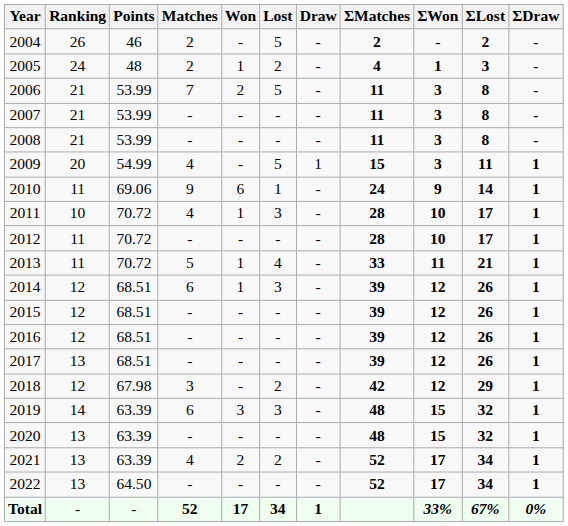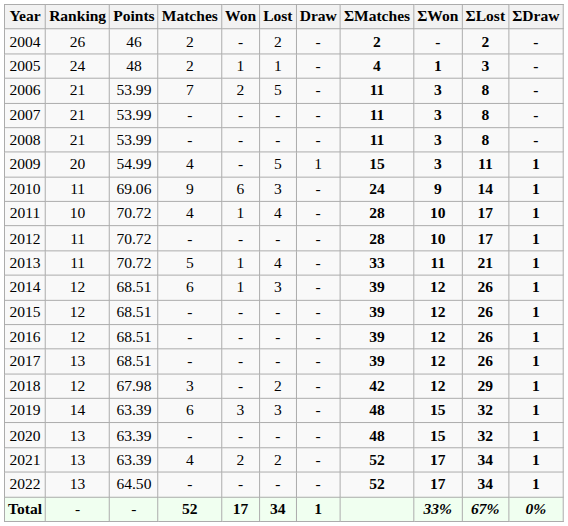(278, 41) 5 -> (278, 41) 2
(278, 66) 2 -> (278, 66) 1
(278, 189) 1 -> (278, 189) 3
(278, 213) 3 -> (278, 213) 4
